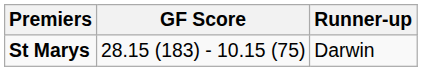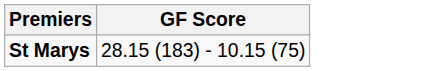- column: (363, 19)
